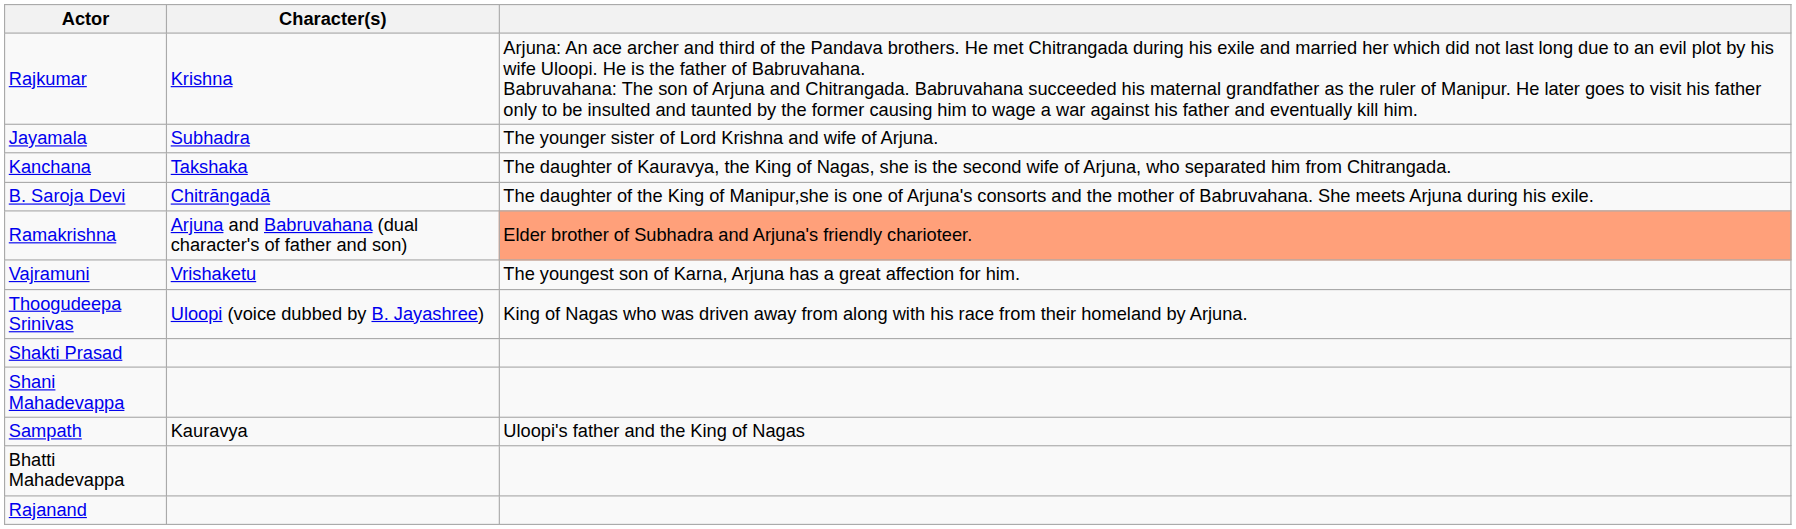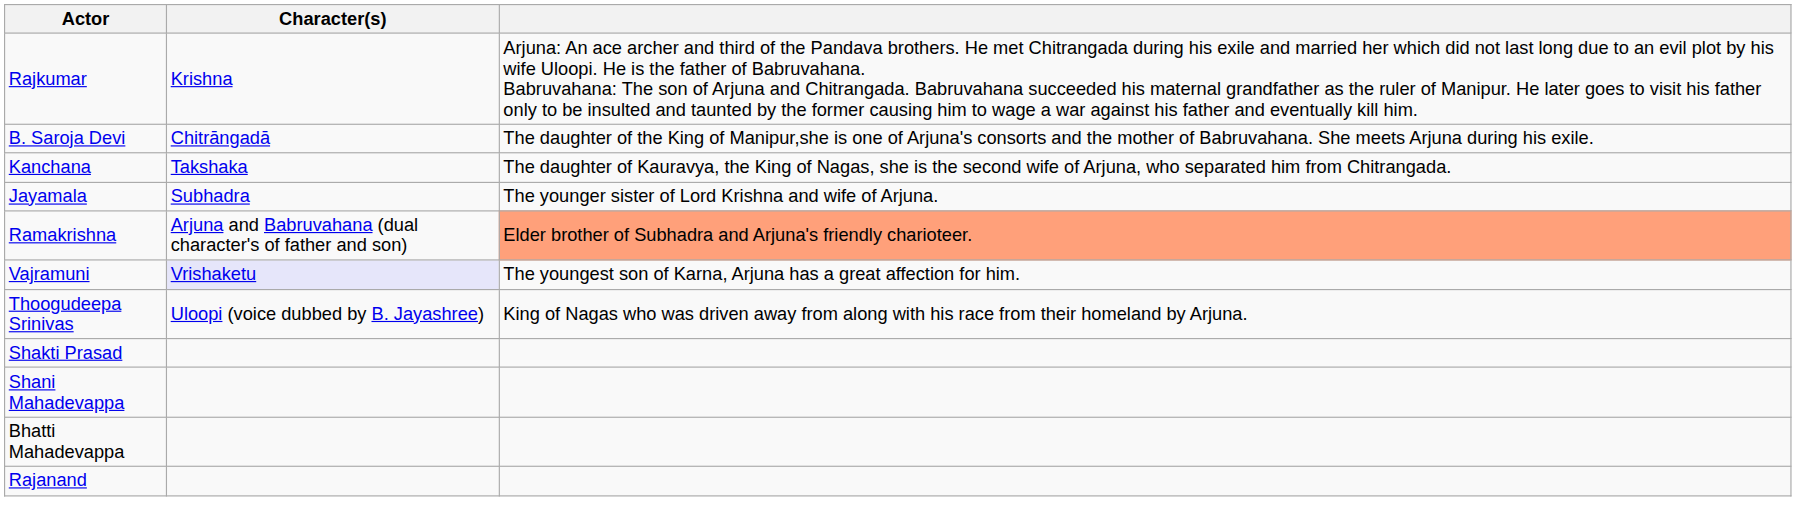rows swapped: (67, 196) <-> (48, 138)
(213, 274) no background -> (213, 274) lavender background
- row: (45, 431)
